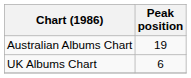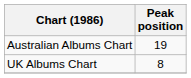(160, 63) 6 -> (160, 63) 8
